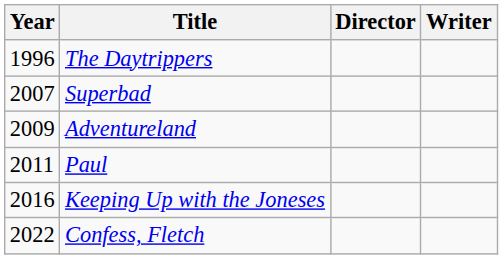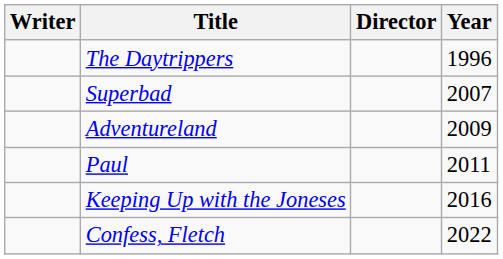columns swapped: (32, 22) <-> (459, 22)
